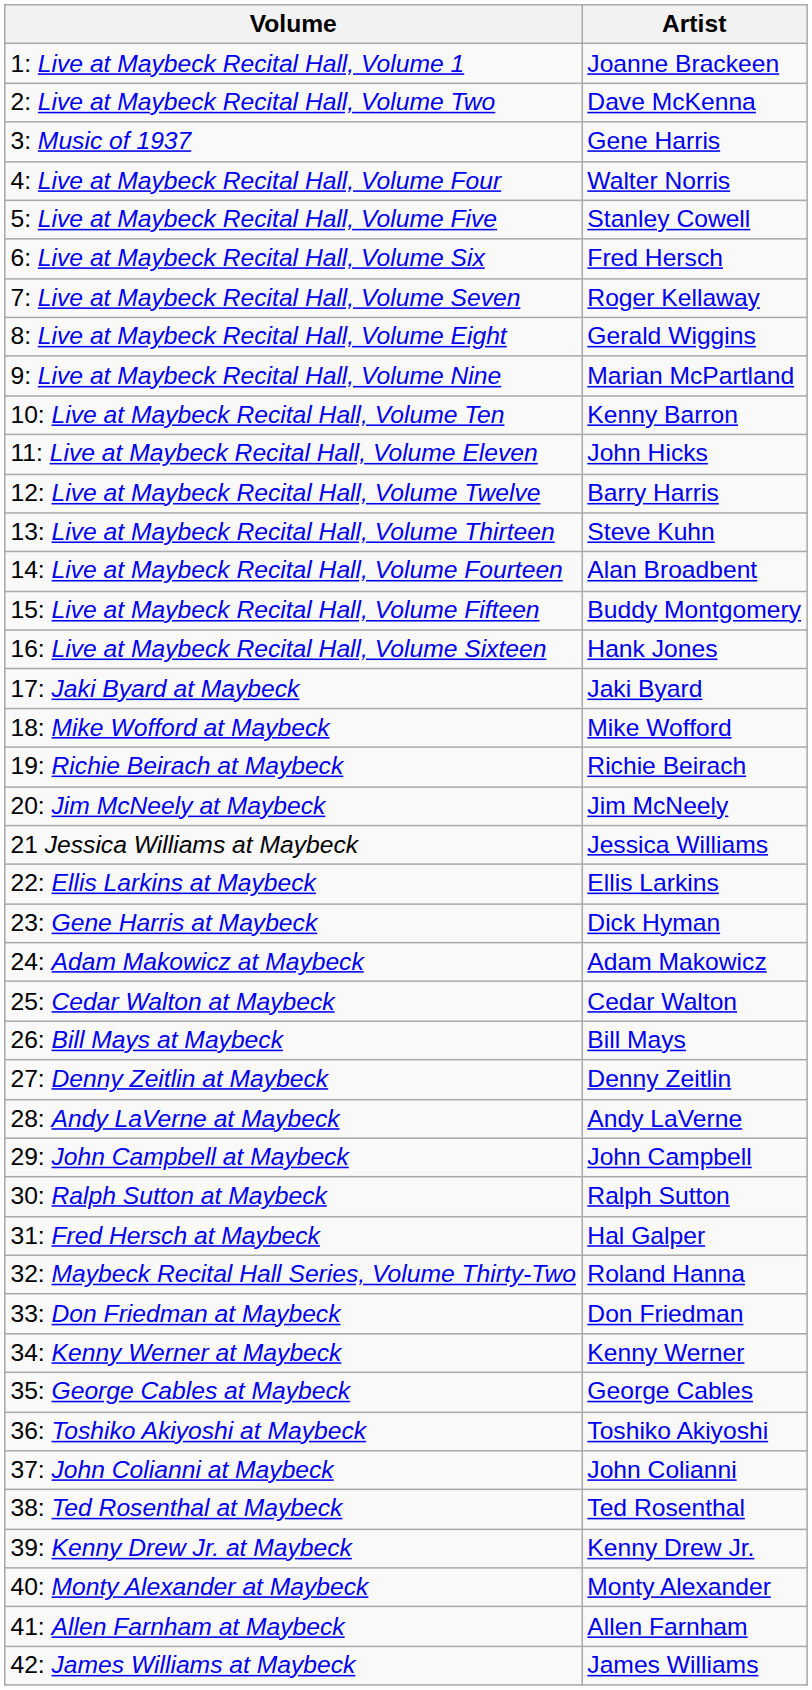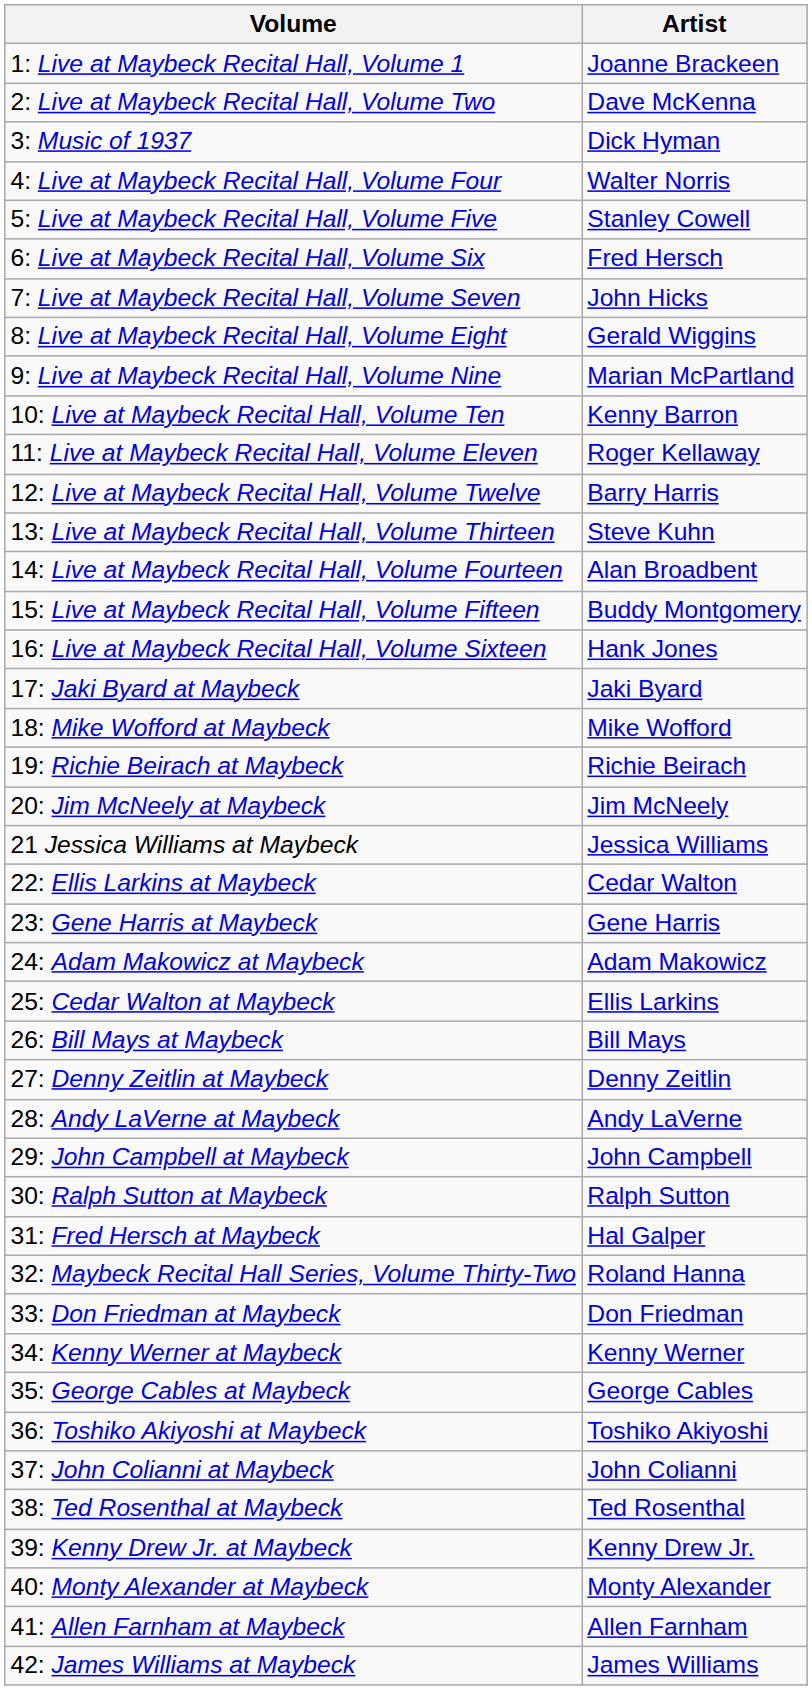(654, 141) Gene Harris -> (654, 141) Dick Hyman
(674, 297) Roger Kellaway -> (648, 297) John Hicks
(648, 453) John Hicks -> (674, 453) Roger Kellaway
(653, 883) Ellis Larkins -> (662, 883) Cedar Walton
(654, 922) Dick Hyman -> (654, 922) Gene Harris
(662, 1000) Cedar Walton -> (653, 1000) Ellis Larkins
